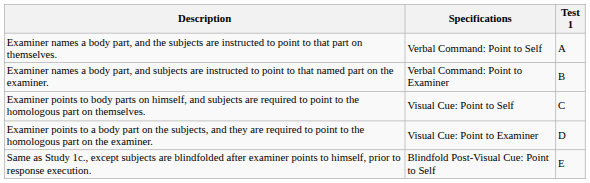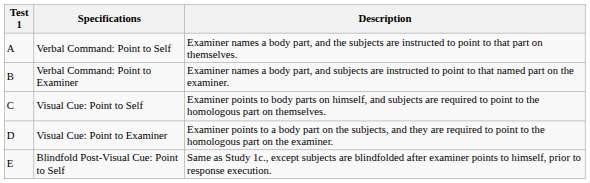columns swapped: (570, 19) <-> (205, 19)
